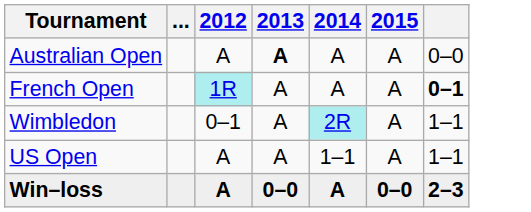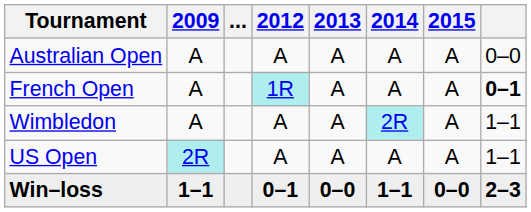+ column: (196, 21)
(280, 55) bold -> (337, 55) normal
(223, 122) 0–1 -> (280, 122) A
(337, 156) 1–1 -> (395, 156) A
(223, 190) A -> (280, 190) 0–1
(337, 190) A -> (395, 190) 1–1
